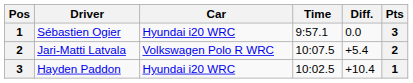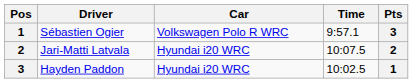- column: (362, 14)
(189, 32) Hyundai i20 WRC -> (223, 32) Volkswagen Polo R WRC
(208, 51) Volkswagen Polo R WRC -> (203, 51) Hyundai i20 WRC
